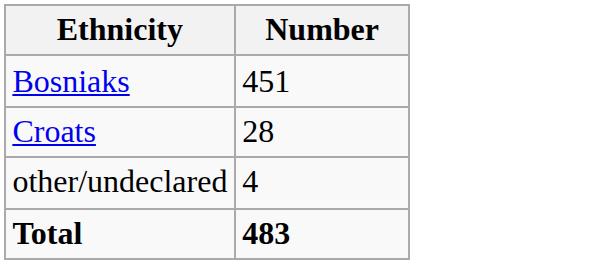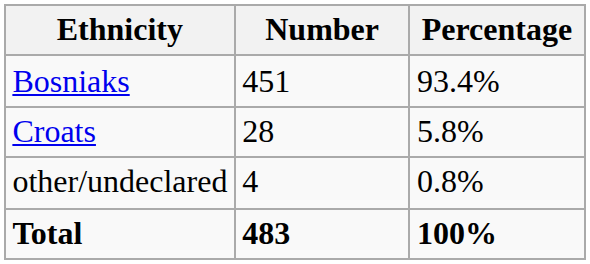+ column: (497, 29)
